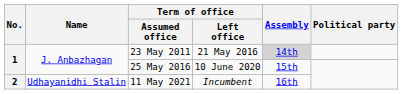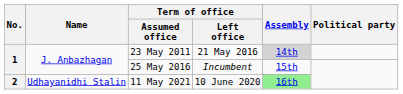(228, 67) 10 June 2020 -> (228, 67) Incumbent
(228, 82) Incumbent -> (228, 82) 10 June 2020
(287, 82) no background -> (287, 82) lightgreen background
